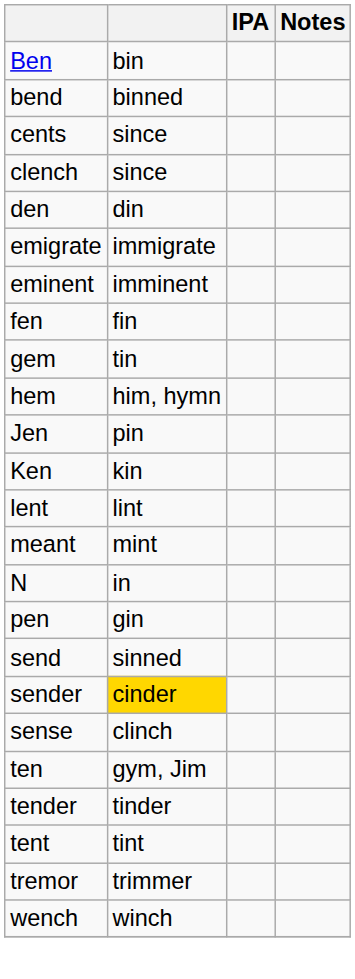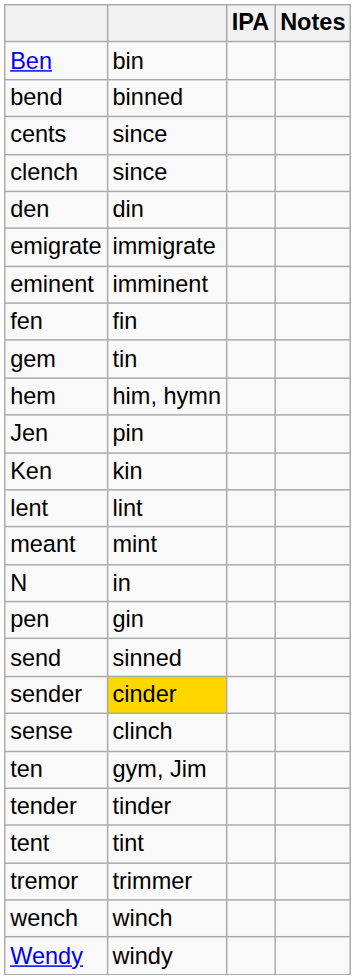+ row: (47, 955)
